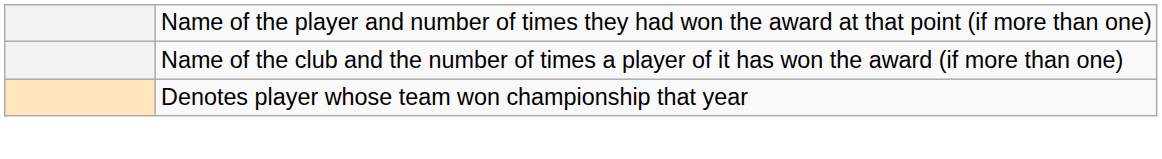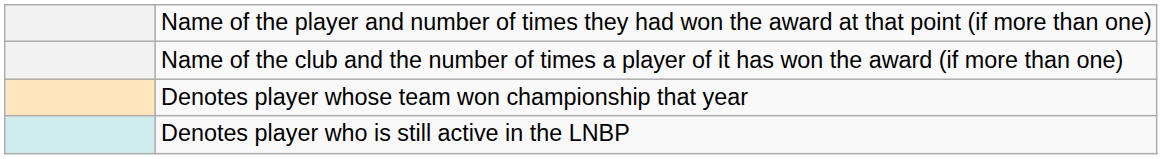+ row: (395, 134)
